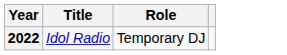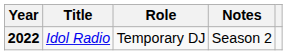+ column: (242, 15)
